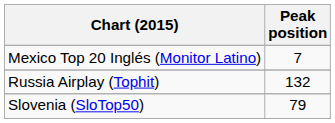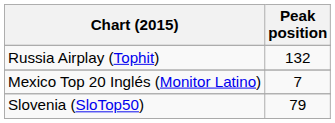rows swapped: (135, 57) <-> (84, 81)
